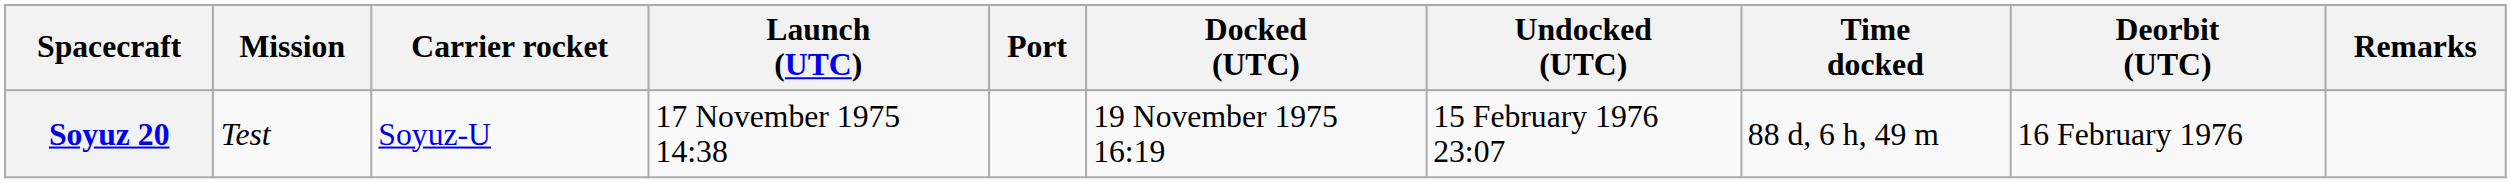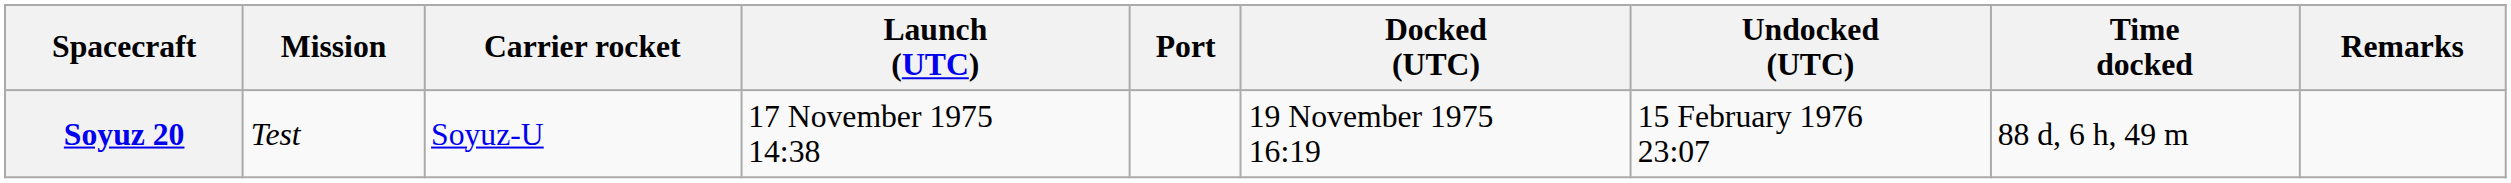- column: (2168, 47)
